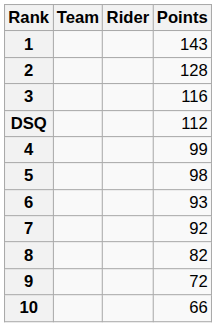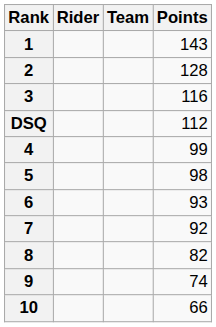columns swapped: (128, 17) <-> (78, 17)
(198, 281) 72 -> (198, 281) 74
